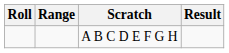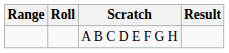columns swapped: (57, 15) <-> (20, 15)
